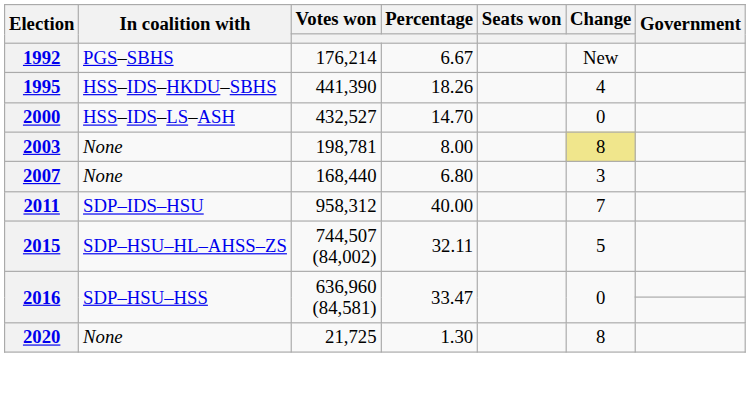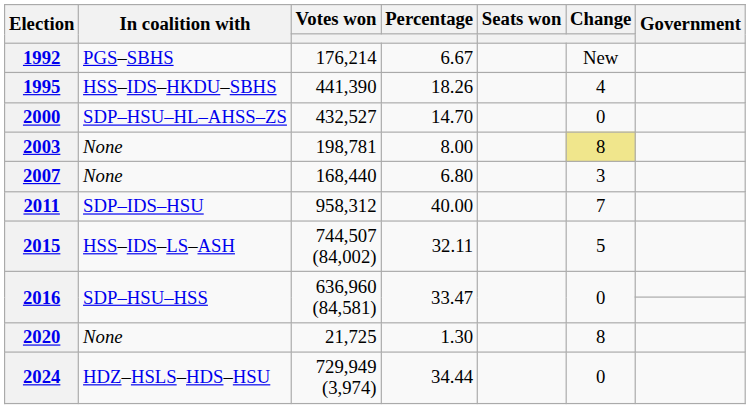(159, 117) HSS–IDS–LS–ASH -> (185, 117) SDP–HSU–HL–AHSS–ZS
(185, 246) SDP–HSU–HL–AHSS–ZS -> (159, 246) HSS–IDS–LS–ASH
+ row: (42, 377)
